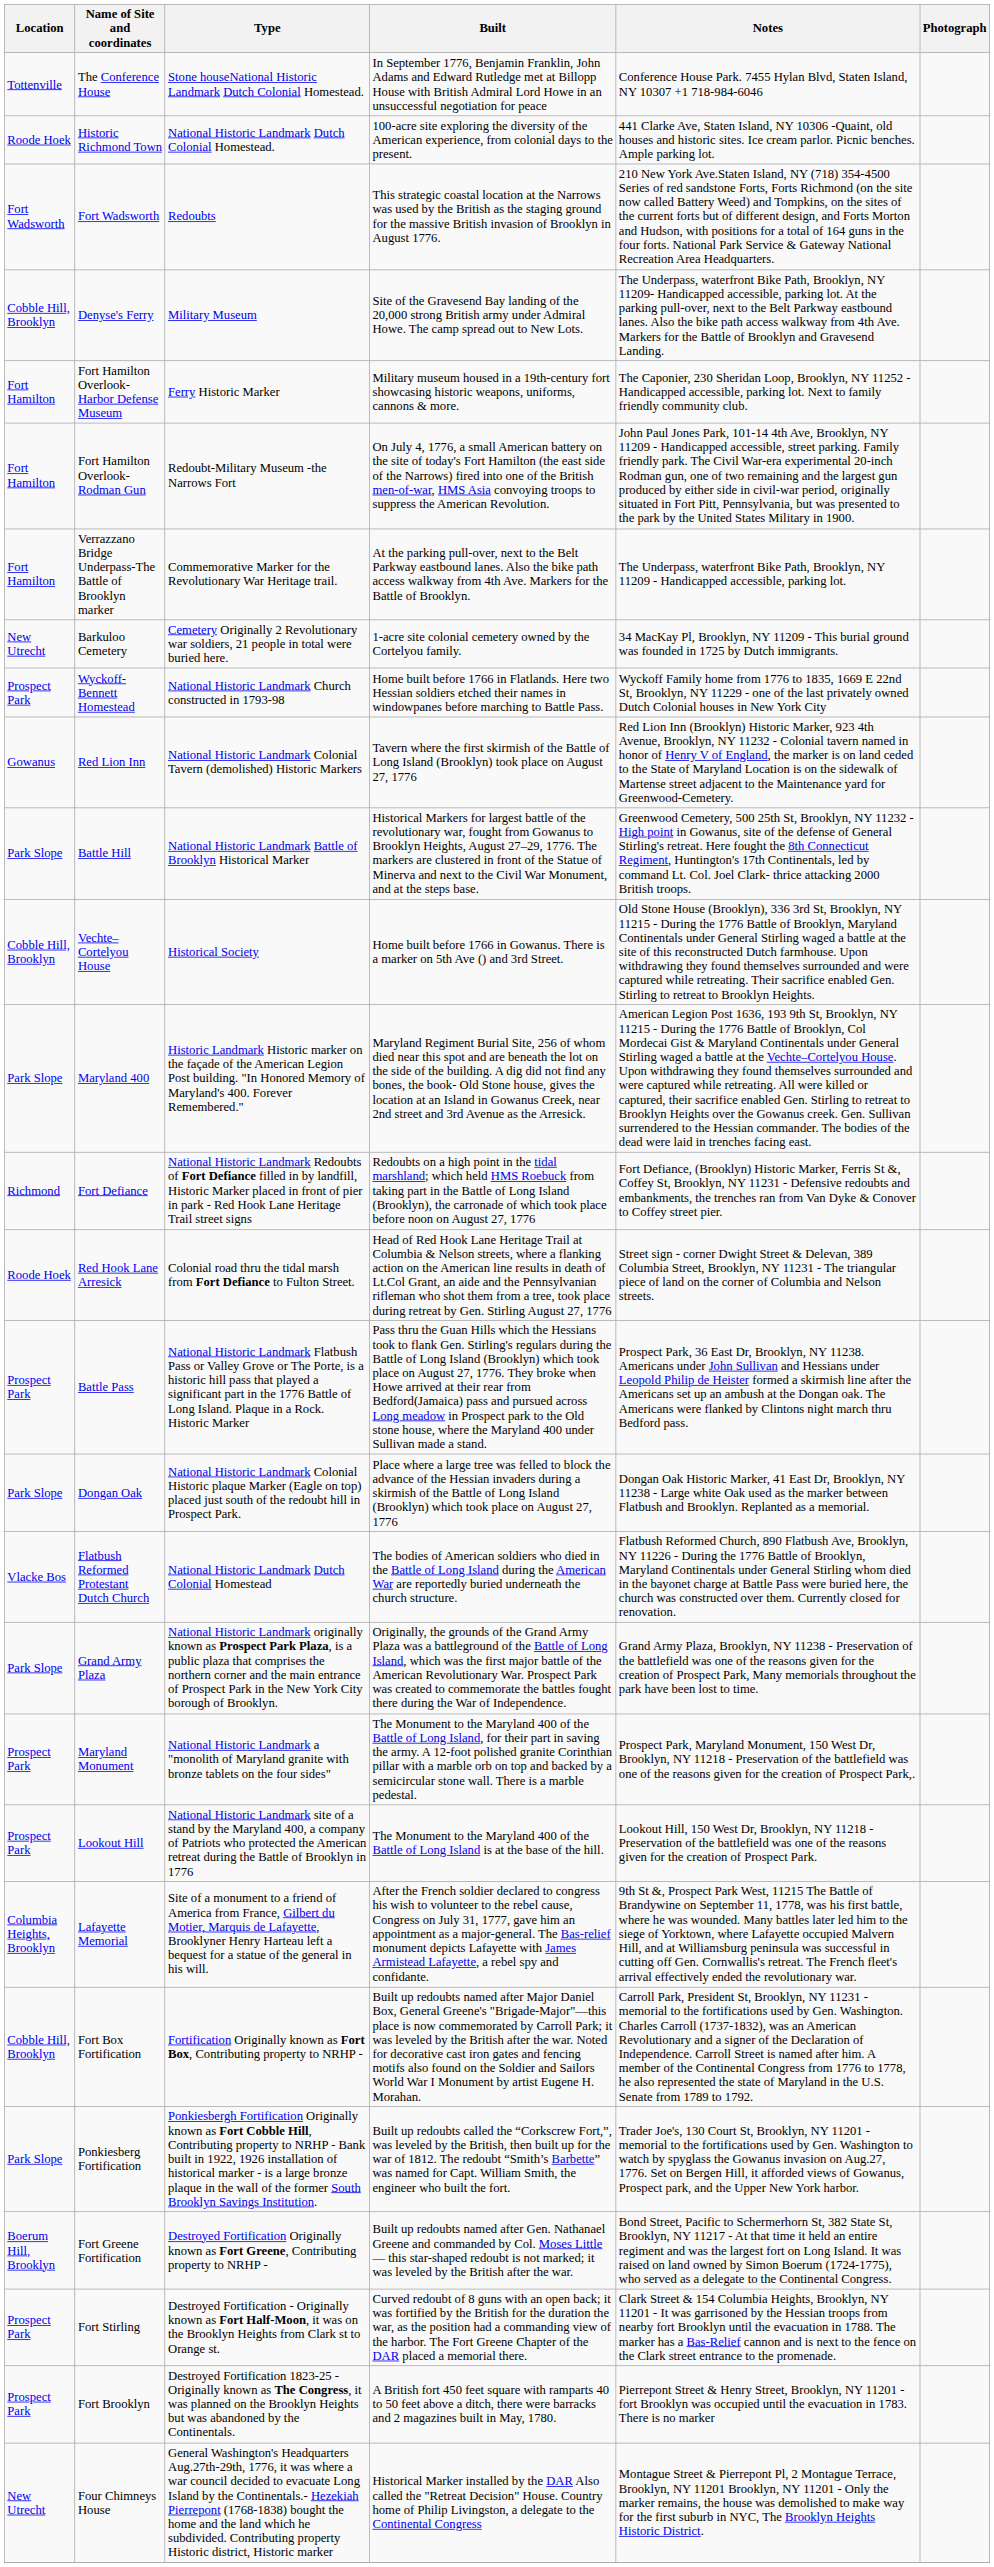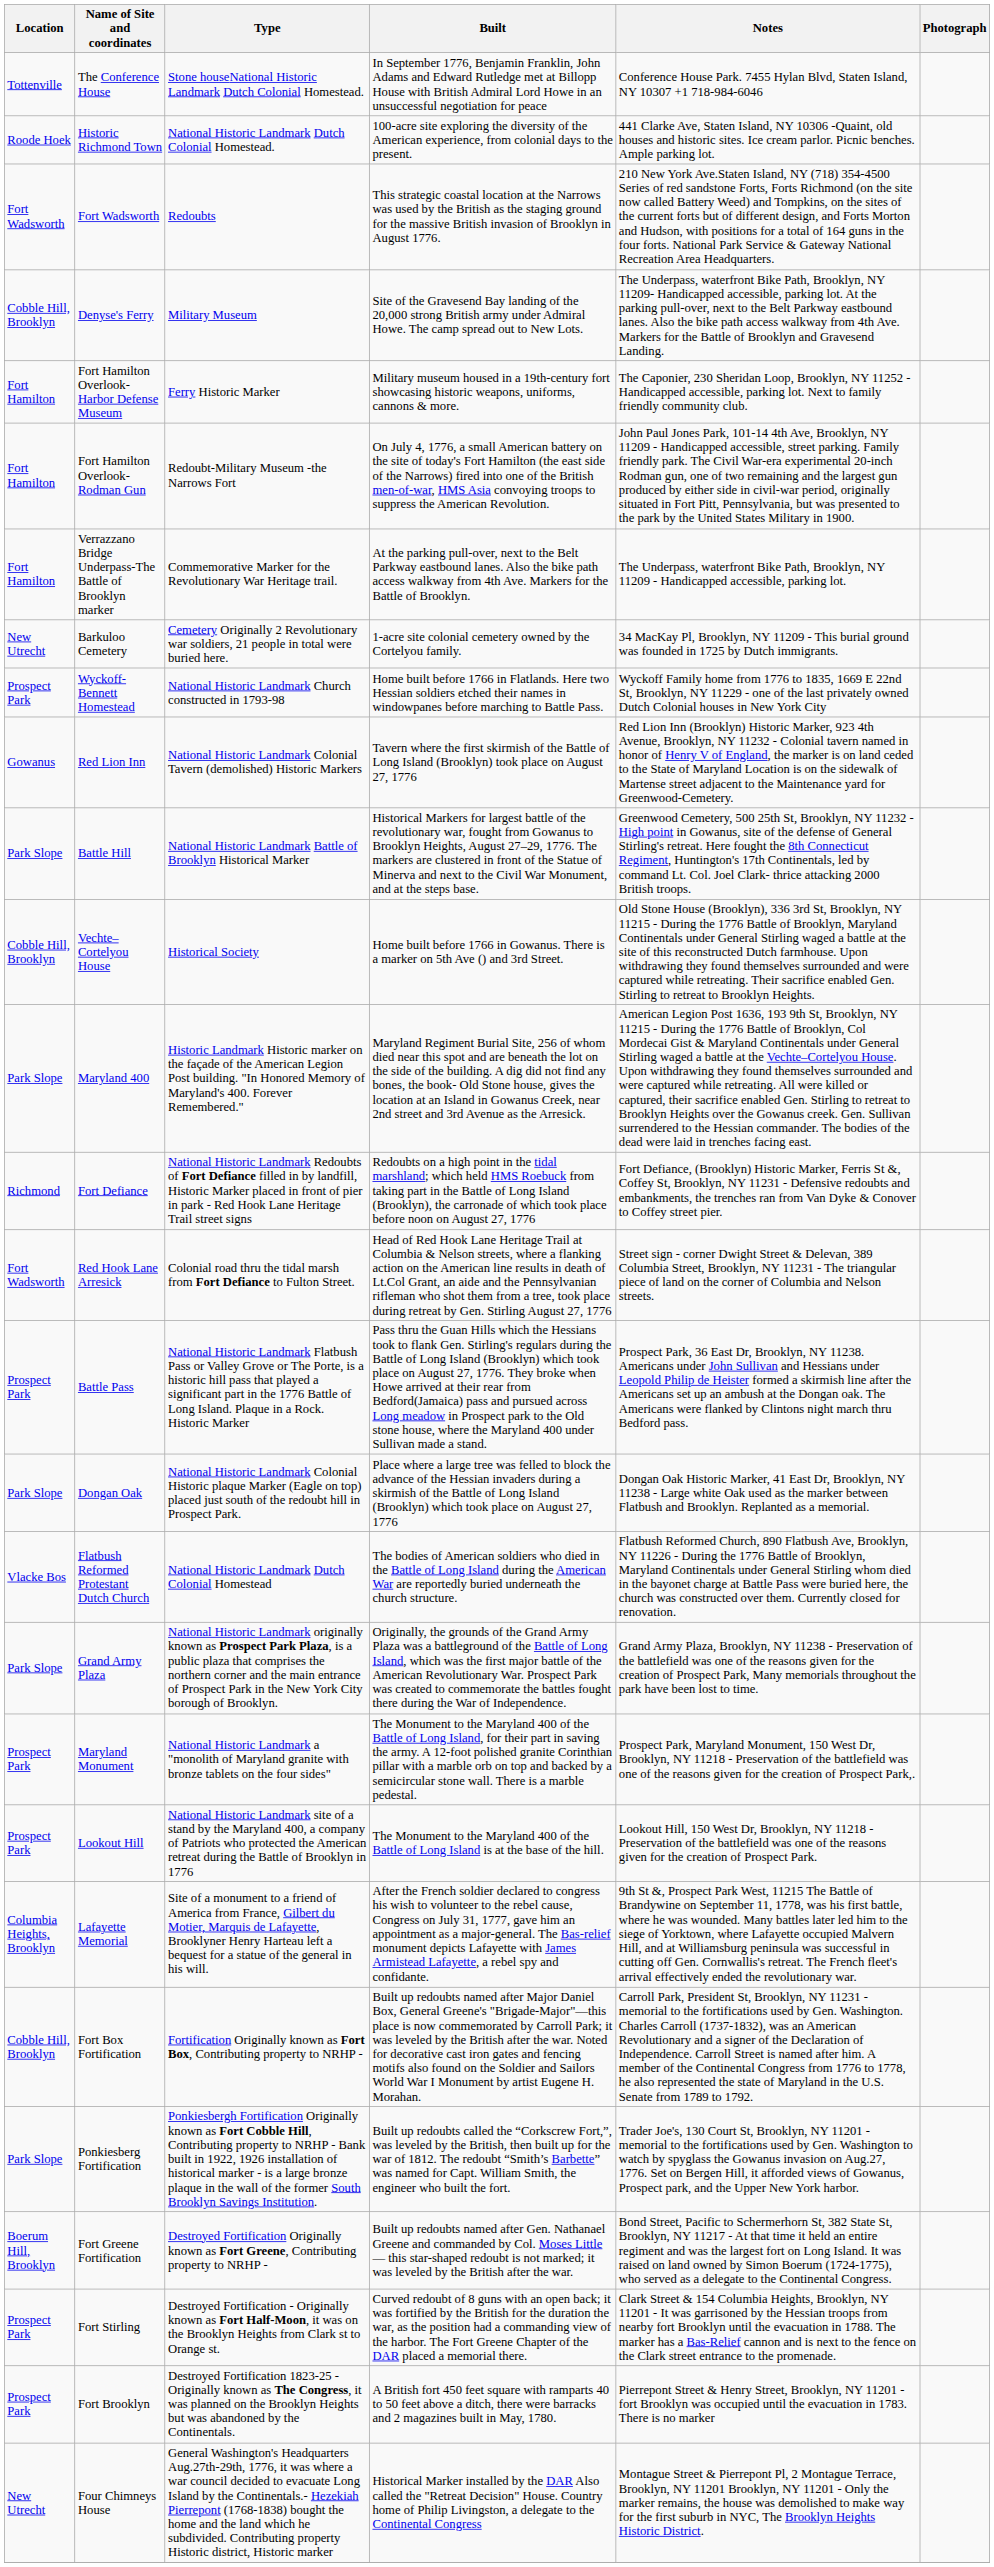(39, 1275) Roode Hoek -> (36, 1275) Fort Wadsworth
